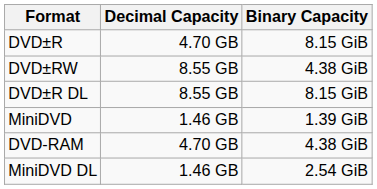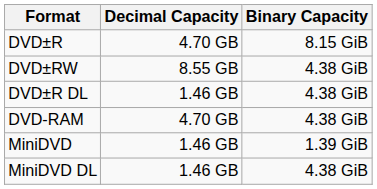(209, 94) 8.55 GB -> (209, 94) 1.46 GB
(337, 94) 8.15 GiB -> (337, 94) 4.38 GiB
rows swapped: (46, 145) <-> (40, 119)
(337, 171) 2.54 GiB -> (337, 171) 4.38 GiB
